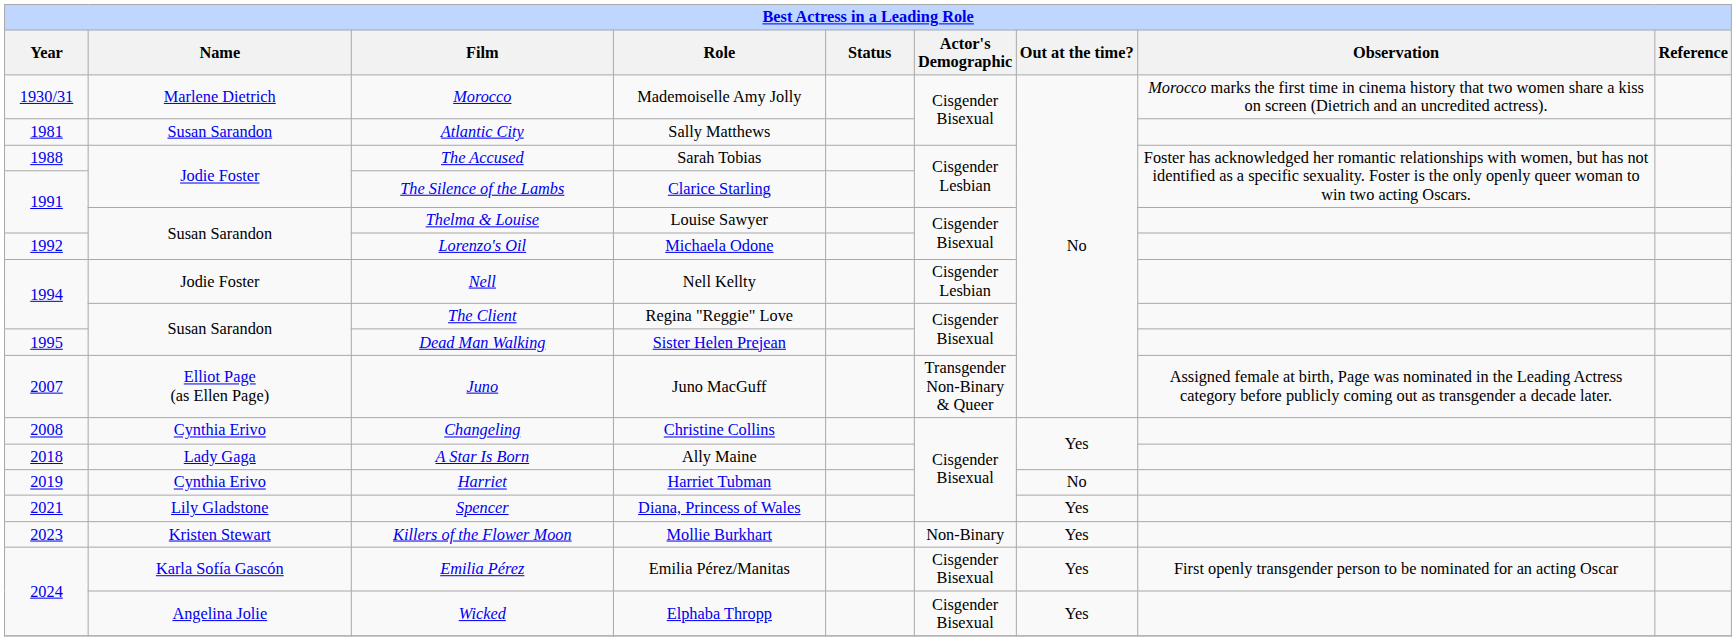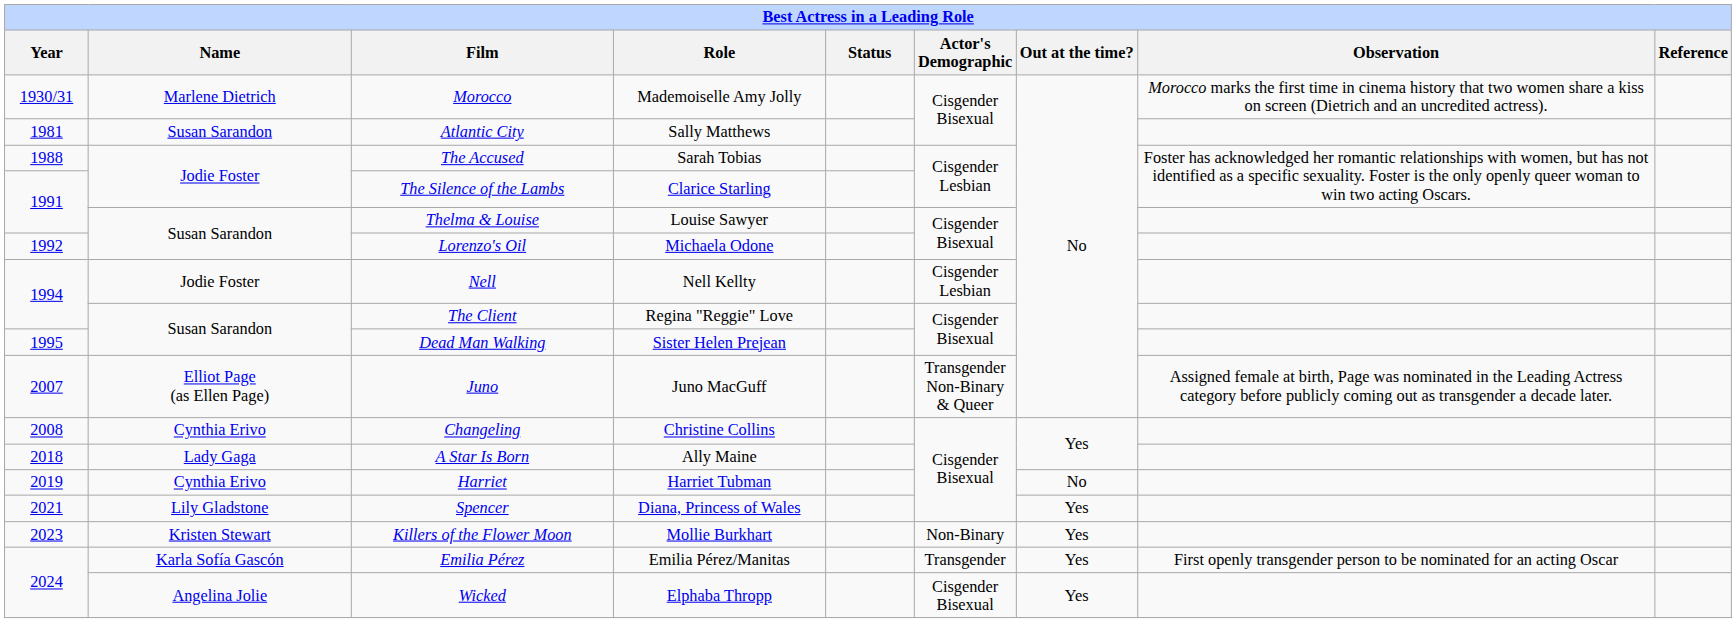(965, 569) Cisgender Bisexual -> (965, 560) Transgender
